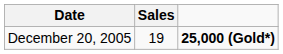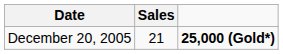(156, 37) 19 -> (156, 37) 21
